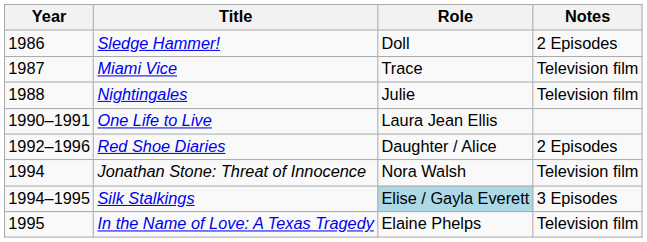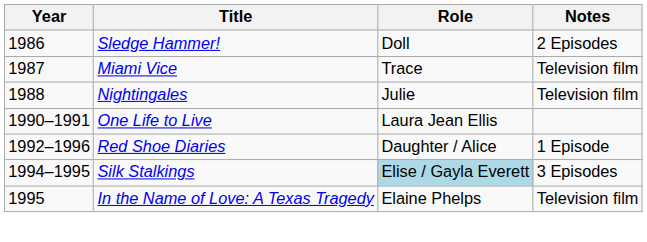(577, 146) 2 Episodes -> (573, 146) 1 Episode
- row: (232, 172)
